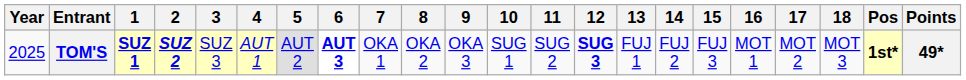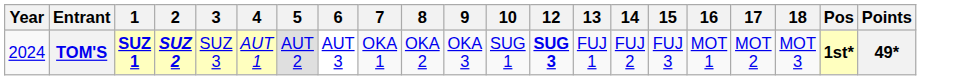- column: (552, 17)
(27, 52) 2025 -> (27, 52) 2024
(339, 52) bold -> (338, 52) normal
